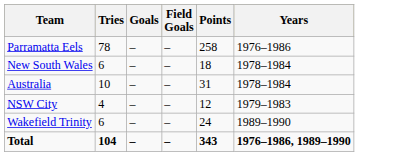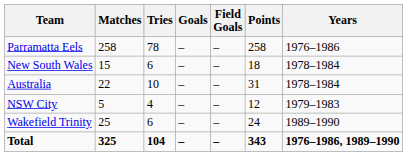+ column: (120, 20)
